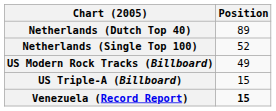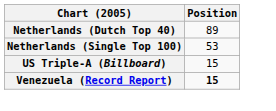(244, 47) 52 -> (212, 47) 53
- row: (110, 64)
